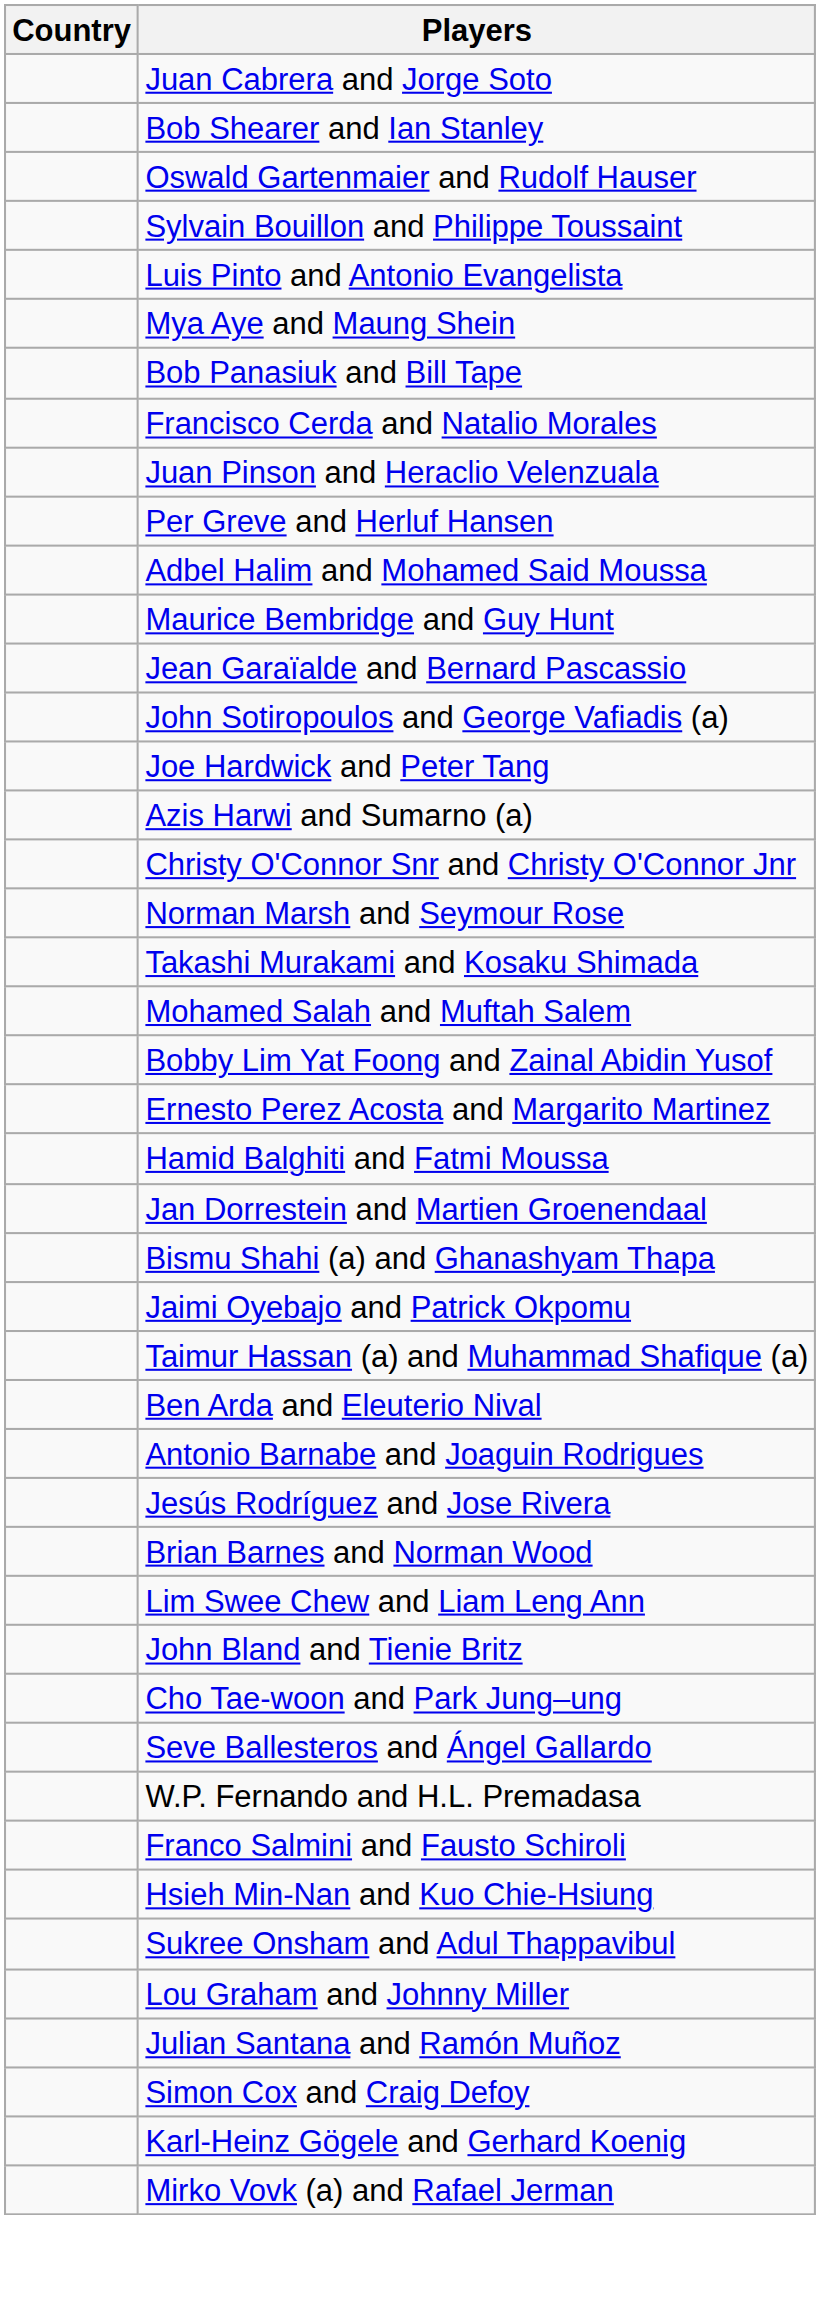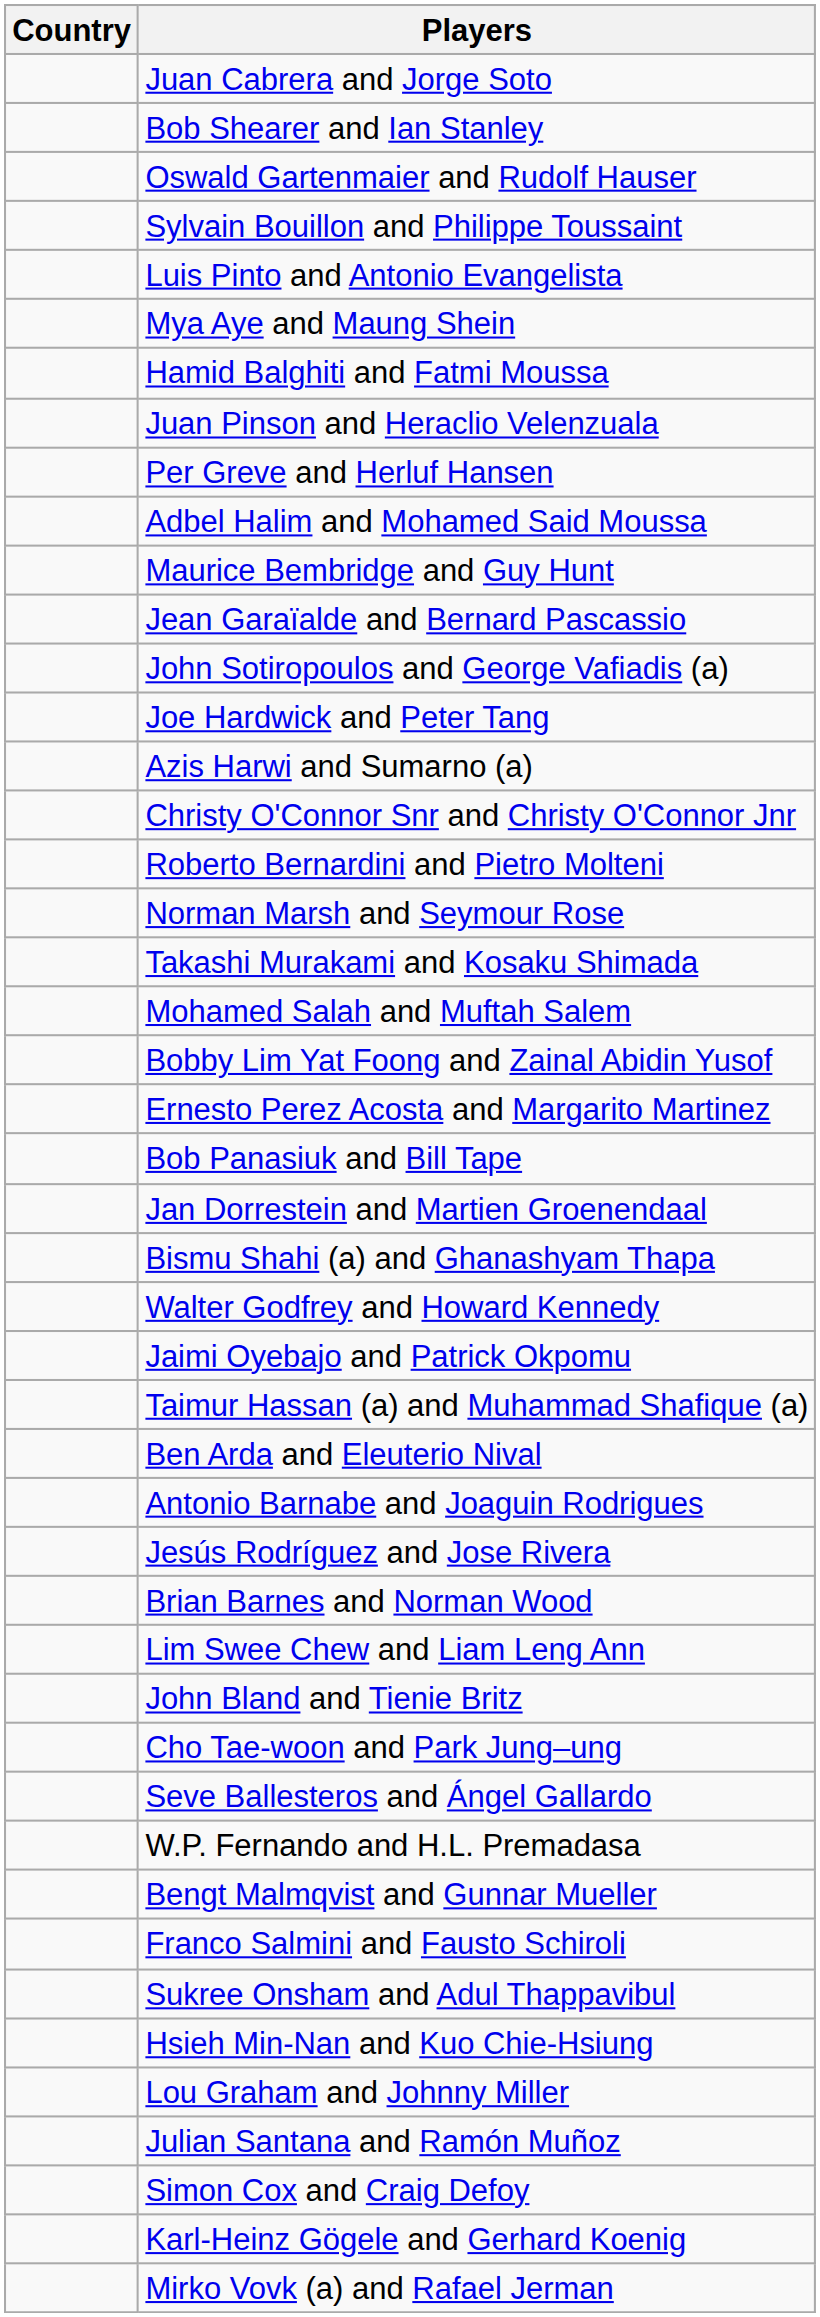rows swapped: (334, 373) <-> (377, 1159)
- row: (401, 422)
+ row: (405, 864)
+ row: (402, 1306)
+ row: (401, 1895)
rows swapped: (399, 1895) <-> (410, 1944)
